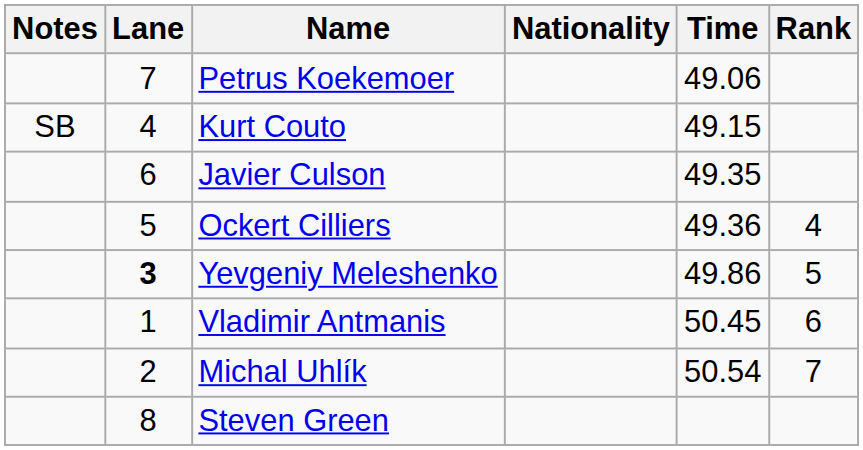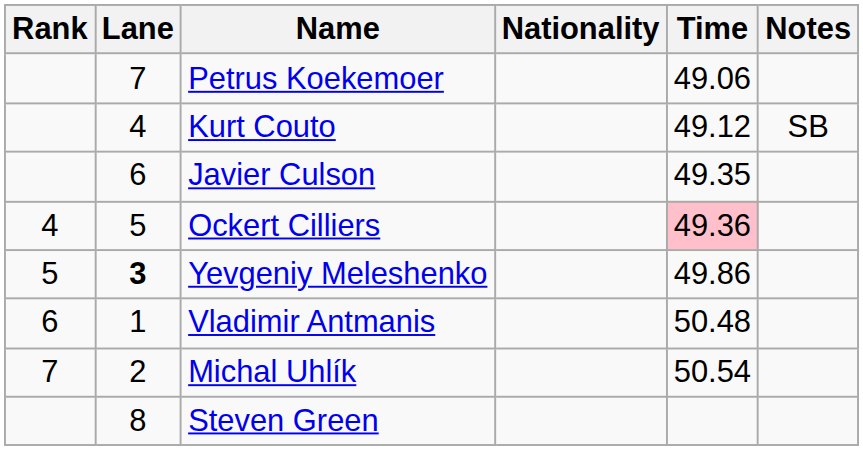columns swapped: (813, 28) <-> (55, 28)
(723, 126) 49.15 -> (712, 126) 49.12
(723, 224) no background -> (712, 224) pink background
(723, 322) 50.45 -> (712, 322) 50.48
